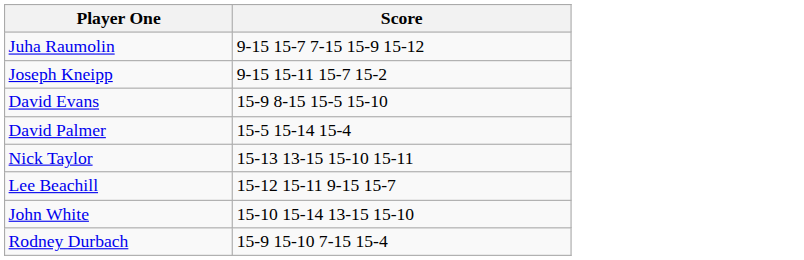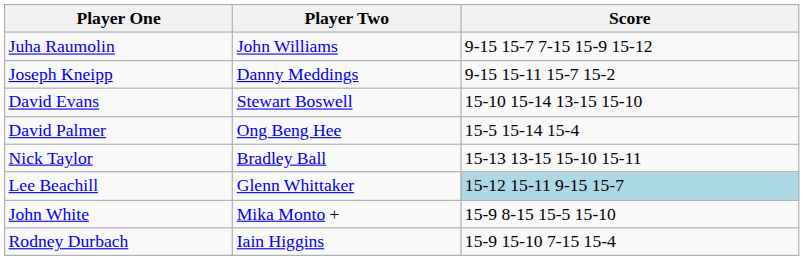+ column: (347, 18)
(312, 102) 15-9 8-15 15-5 15-10 -> (554, 102) 15-10 15-14 13-15 15-10
(316, 185) no background -> (544, 185) lightblue background
(325, 213) 15-10 15-14 13-15 15-10 -> (540, 213) 15-9 8-15 15-5 15-10
